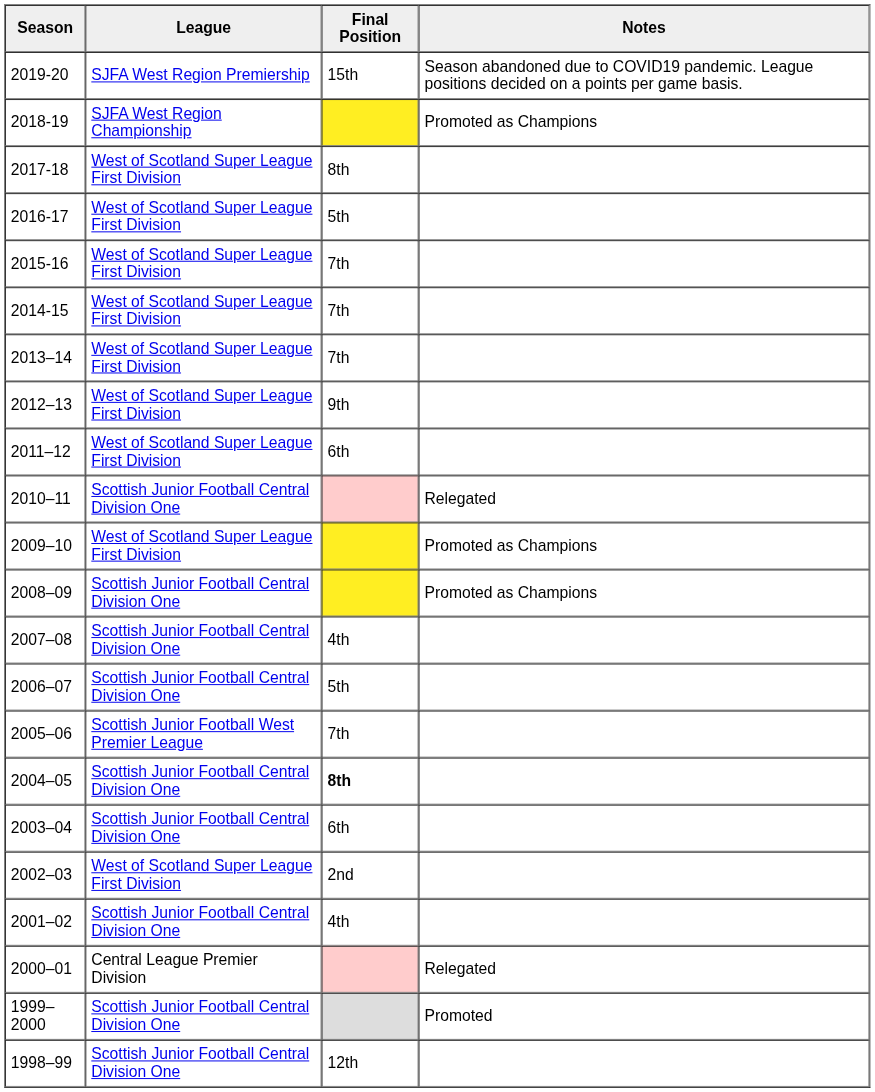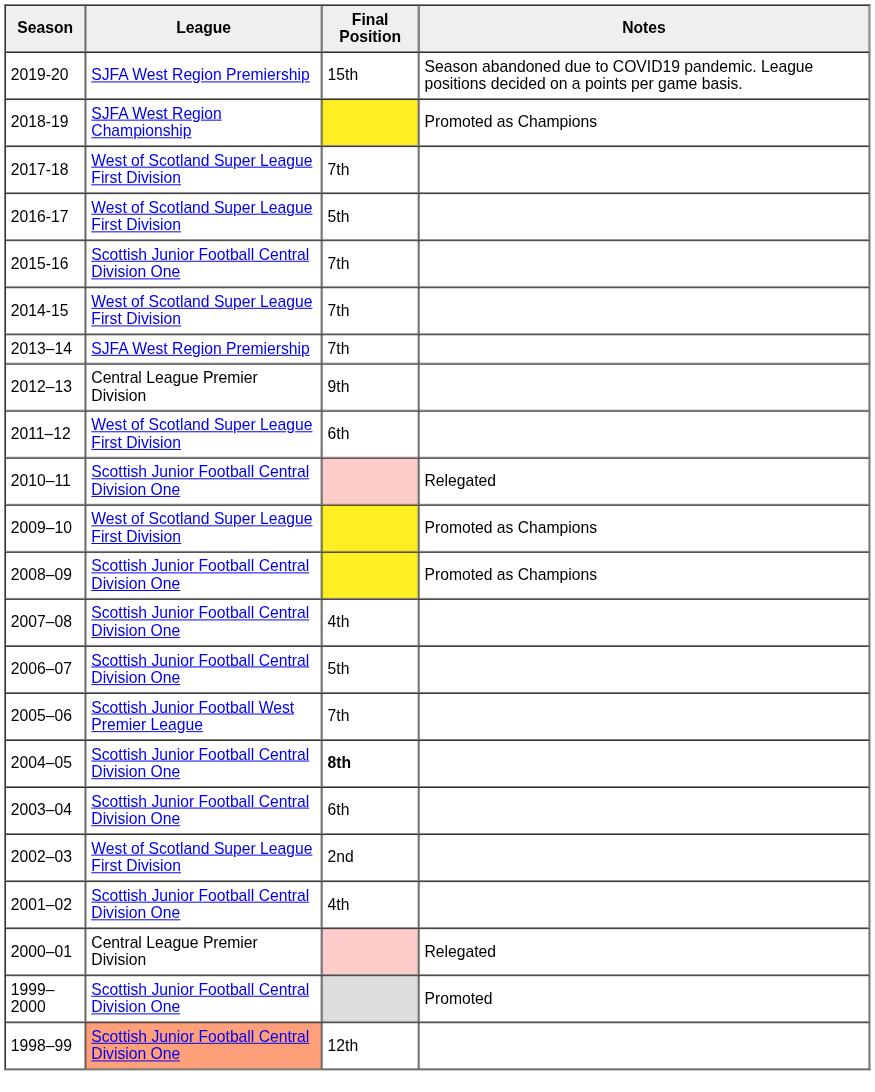(339, 169) 8th -> (339, 169) 7th
(202, 263) West of Scotland Super League First Division -> (200, 263) Scottish Junior Football Central Division One
(202, 357) West of Scotland Super League First Division -> (201, 348) SJFA West Region Premiership
(202, 404) West of Scotland Super League First Division -> (175, 387) Central League Premier Division
(200, 1063) no background -> (200, 1045) lightsalmon background
